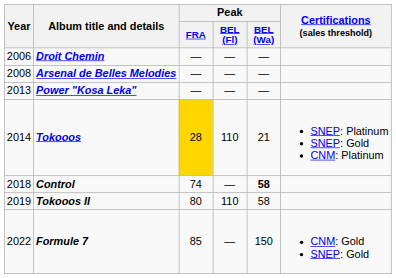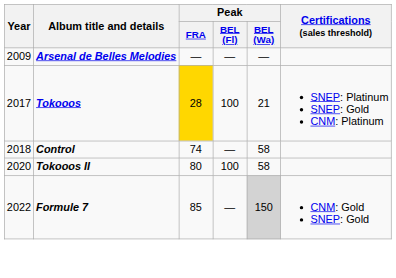- row: (70, 56)
(19, 73) 2008 -> (19, 56) 2009
- row: (86, 91)
(19, 137) 2014 -> (19, 103) 2017
(230, 137) 110 -> (230, 103) 100
(264, 184) bold -> (264, 149) normal
(19, 201) 2019 -> (19, 166) 2020
(230, 201) 110 -> (230, 166) 100
(264, 241) no background -> (264, 207) lightgrey background
